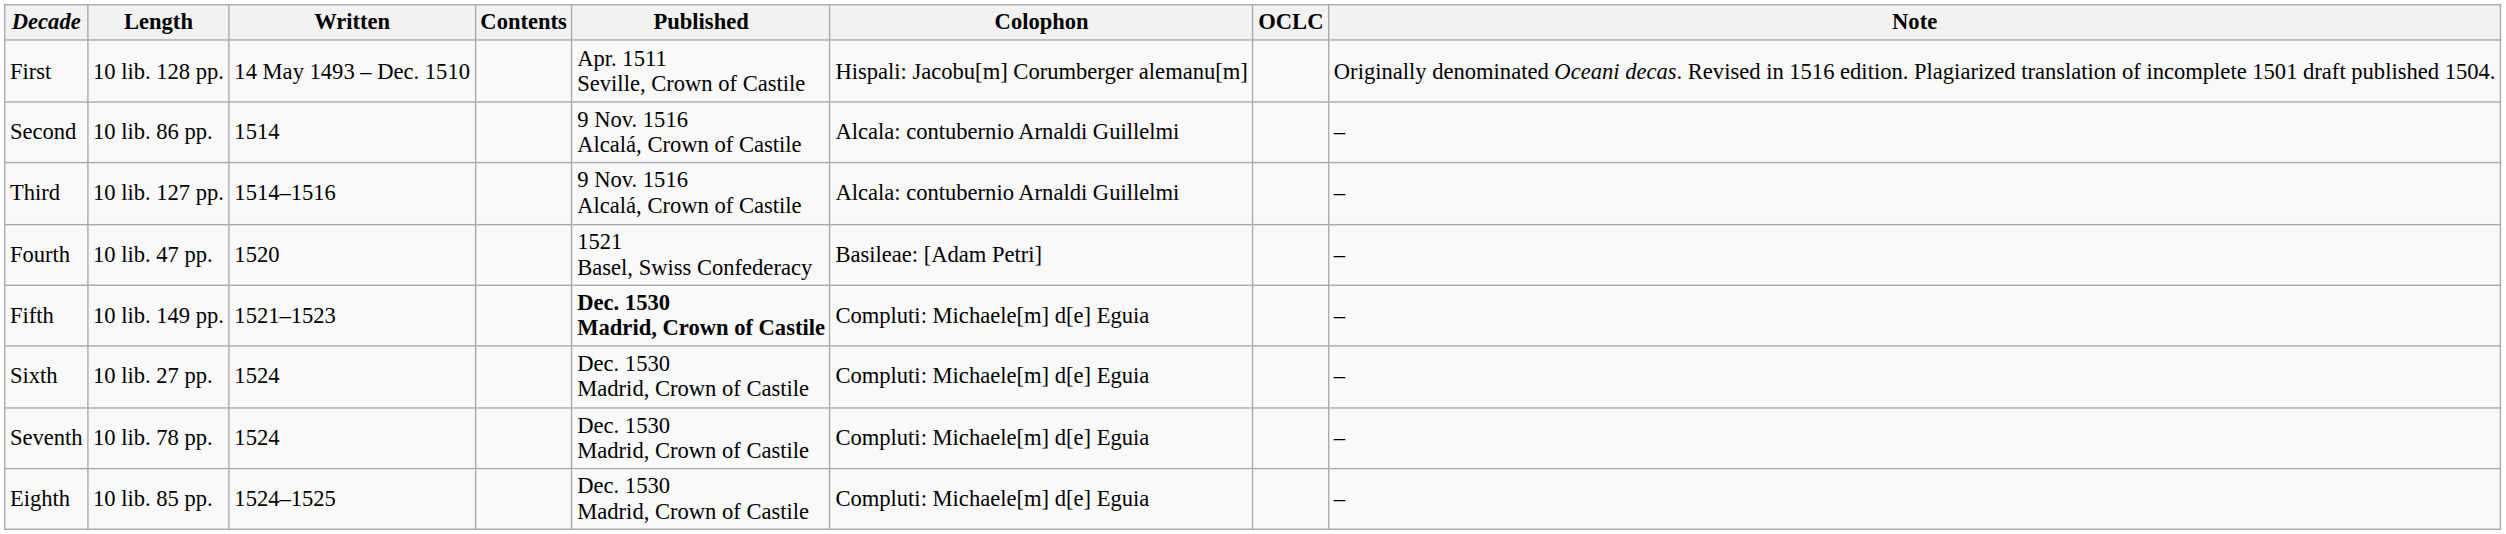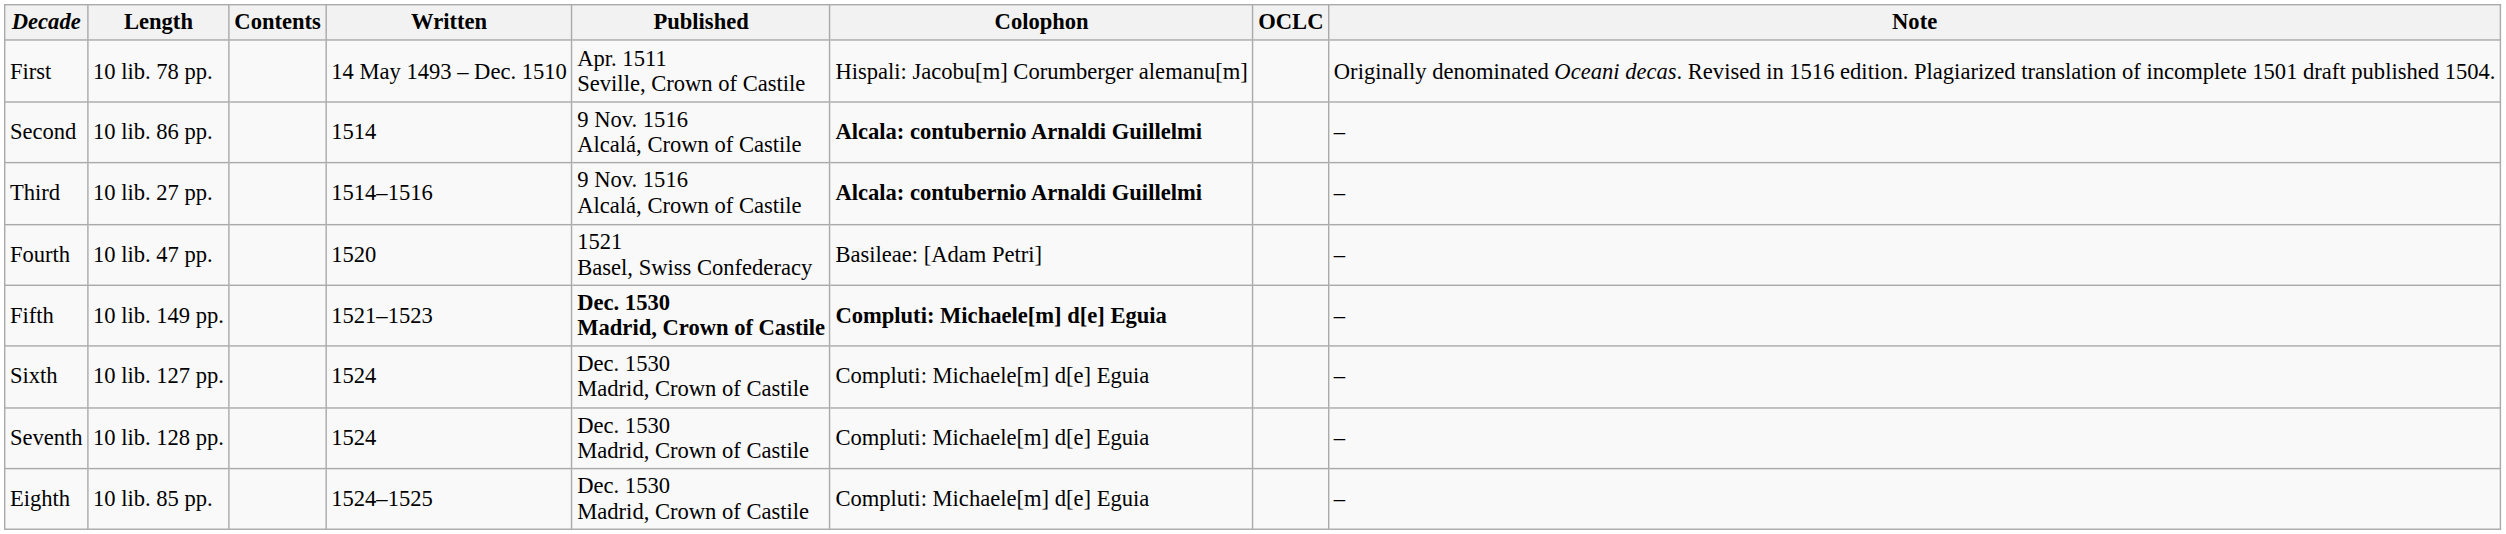columns swapped: (524, 22) <-> (352, 22)
(158, 70) 10 lib. 128 pp. -> (153, 70) 10 lib. 78 pp.
(1007, 132) normal -> (1019, 132) bold
(158, 193) 10 lib. 127 pp. -> (153, 193) 10 lib. 27 pp.
(1007, 193) normal -> (1019, 193) bold
(992, 315) normal -> (1001, 315) bold
(153, 376) 10 lib. 27 pp. -> (158, 376) 10 lib. 127 pp.
(153, 437) 10 lib. 78 pp. -> (158, 437) 10 lib. 128 pp.
